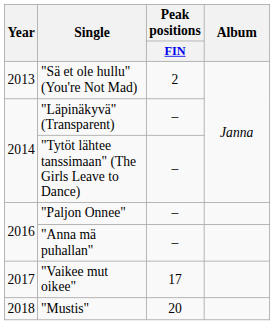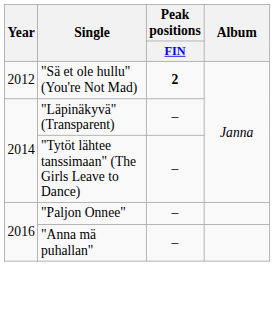(21, 79) 2013 -> (21, 79) 2012
(175, 79) normal -> (175, 79) bold
- row: (75, 279)
- row: (65, 308)
